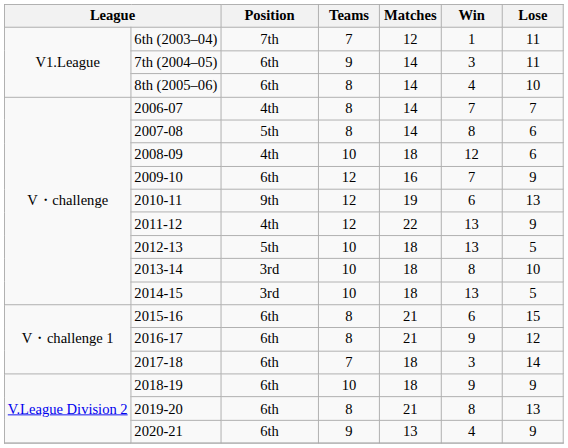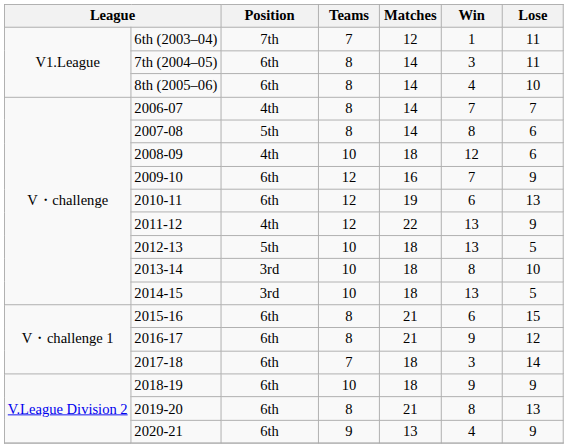(349, 62) 9 -> (349, 62) 8
(269, 200) 9th -> (269, 200) 6th
